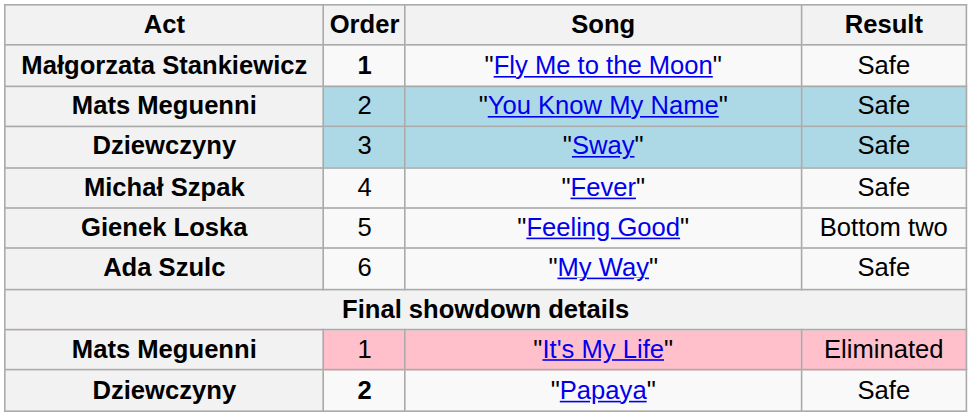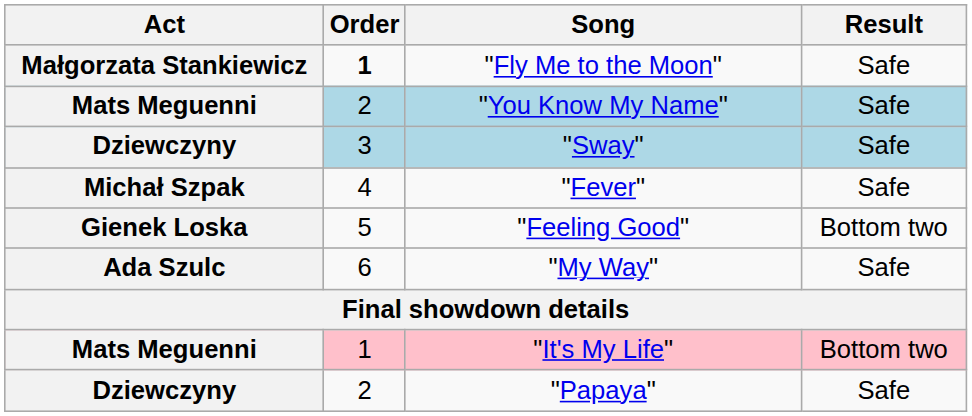(884, 349) Eliminated -> (884, 349) Bottom two
(365, 390) bold -> (365, 390) normal
